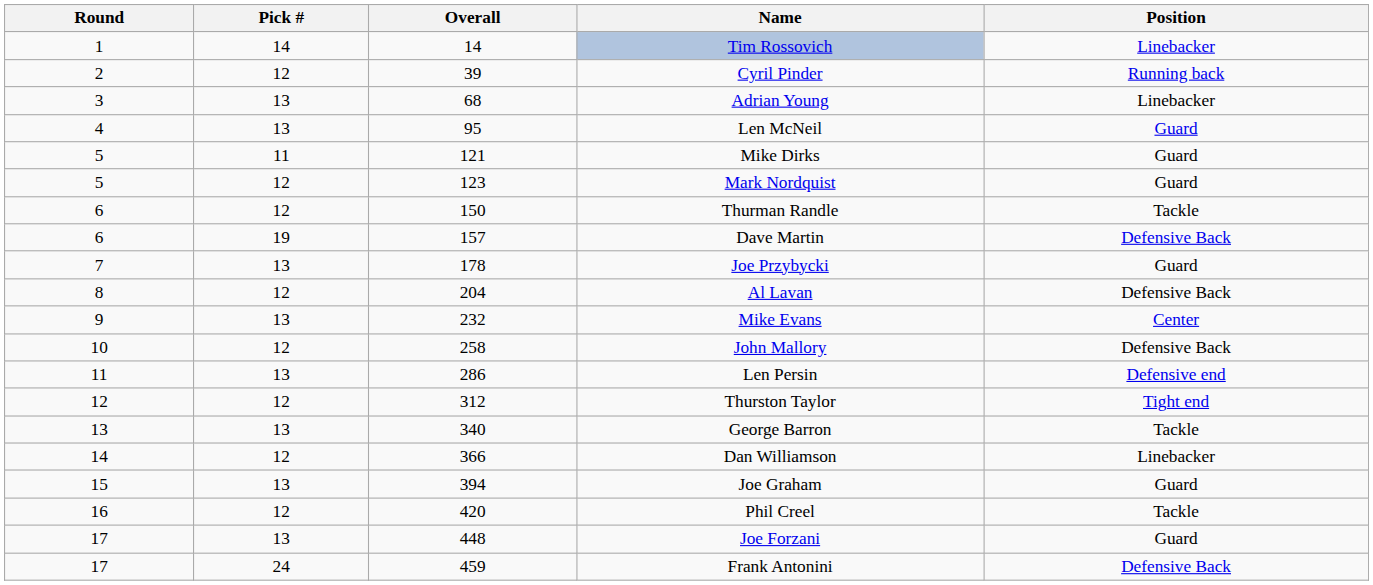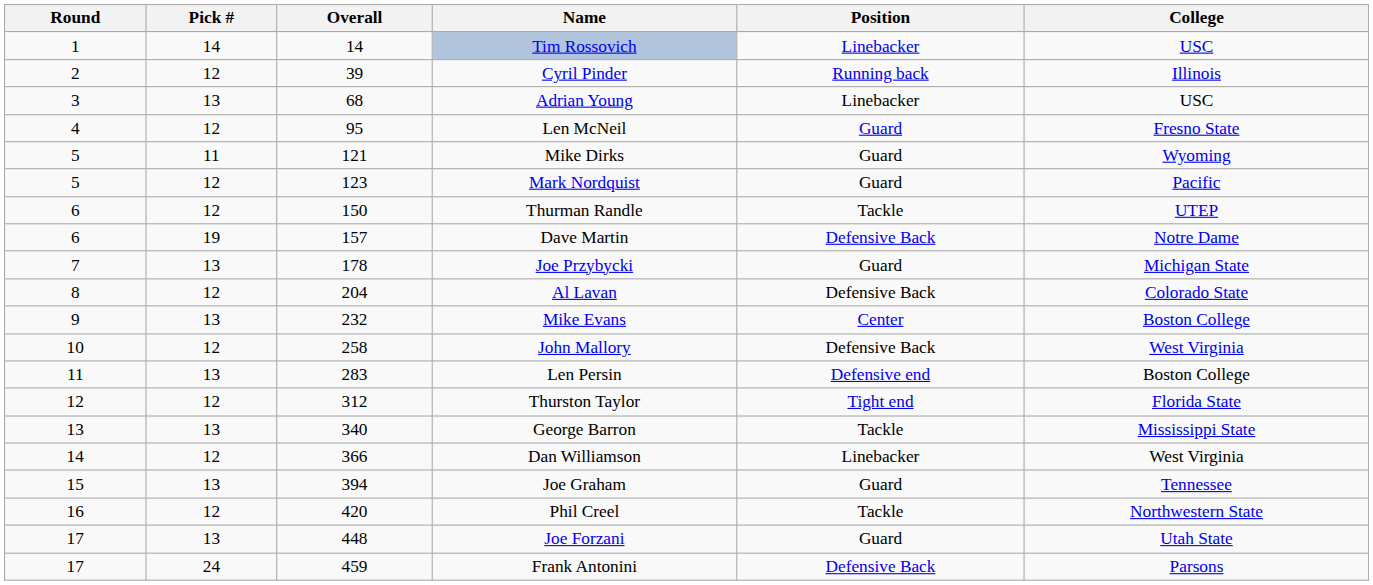+ column: (1196, 18)
(281, 127) 13 -> (211, 127) 12
(473, 374) 286 -> (355, 374) 283
